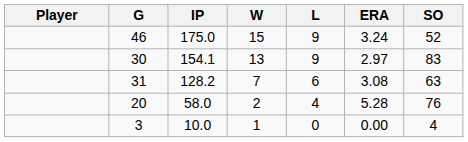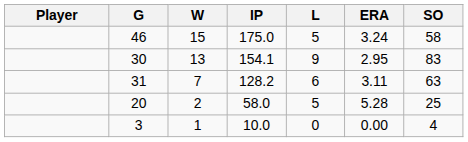columns swapped: (198, 15) <-> (257, 15)
(315, 37) 9 -> (315, 37) 5
(433, 37) 52 -> (433, 37) 58
(374, 59) 2.97 -> (374, 59) 2.95
(374, 81) 3.08 -> (374, 81) 3.11
(315, 103) 4 -> (315, 103) 5
(433, 103) 76 -> (433, 103) 25
